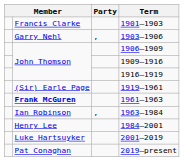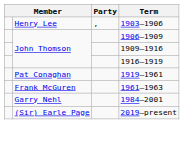- row: (142, 23)
(38, 36) Garry Nehl -> (36, 23) Henry Lee
(52, 87) (Sir) Earle Page -> (43, 74) Pat Conaghan
(45, 100) bold -> (45, 87) normal
- row: (142, 112)
(36, 125) Henry Lee -> (38, 100) Garry Nehl
- row: (142, 138)
(43, 150) Pat Conaghan -> (52, 112) (Sir) Earle Page
